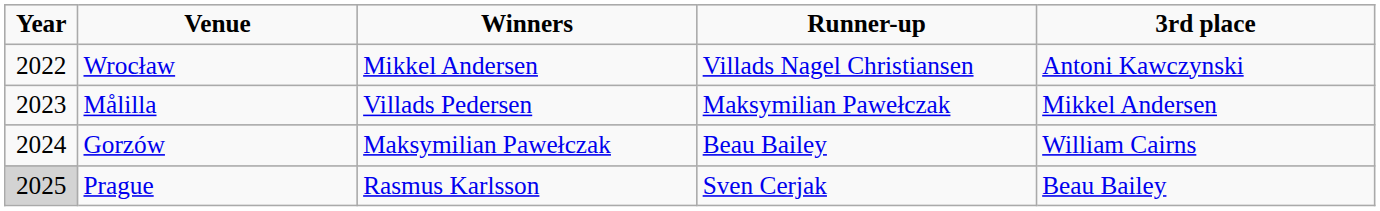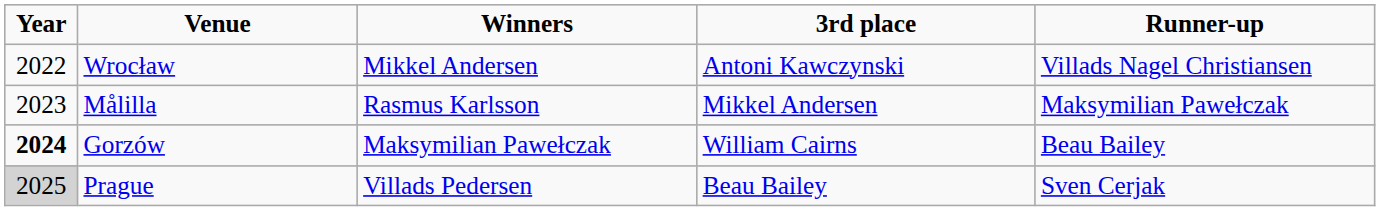columns swapped: (867, 24) <-> (1206, 24)
(448, 104) Villads Pedersen -> (451, 104) Rasmus Karlsson
(41, 144) normal -> (41, 144) bold
(451, 184) Rasmus Karlsson -> (448, 184) Villads Pedersen
